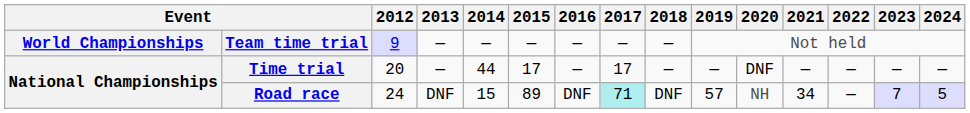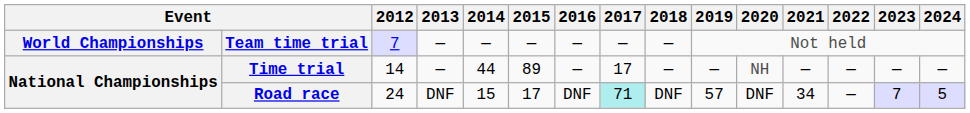(395, 43) 9 -> (395, 43) 7
(395, 69) 20 -> (395, 69) 14
(532, 69) 17 -> (532, 69) 89
(760, 69) DNF -> (760, 69) NH
(532, 95) 89 -> (532, 95) 17
(760, 95) NH -> (760, 95) DNF
